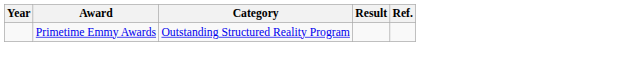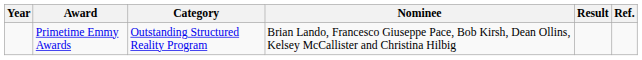+ column: (419, 13)
